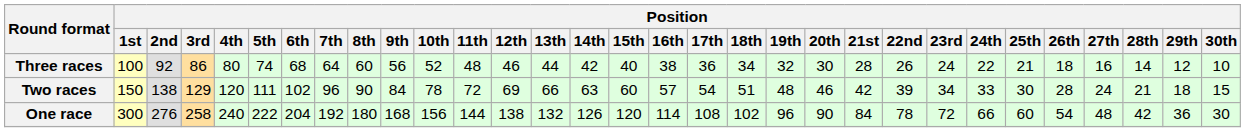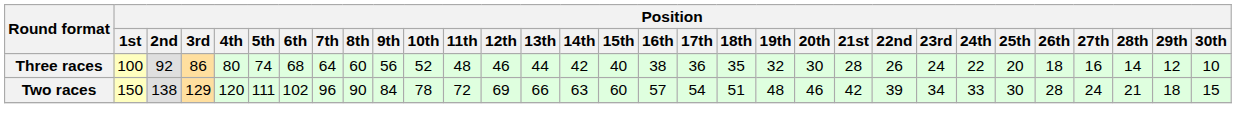(746, 65) 34 -> (736, 65) 35
(1025, 65) 21 -> (1015, 65) 20
- row: (59, 114)
